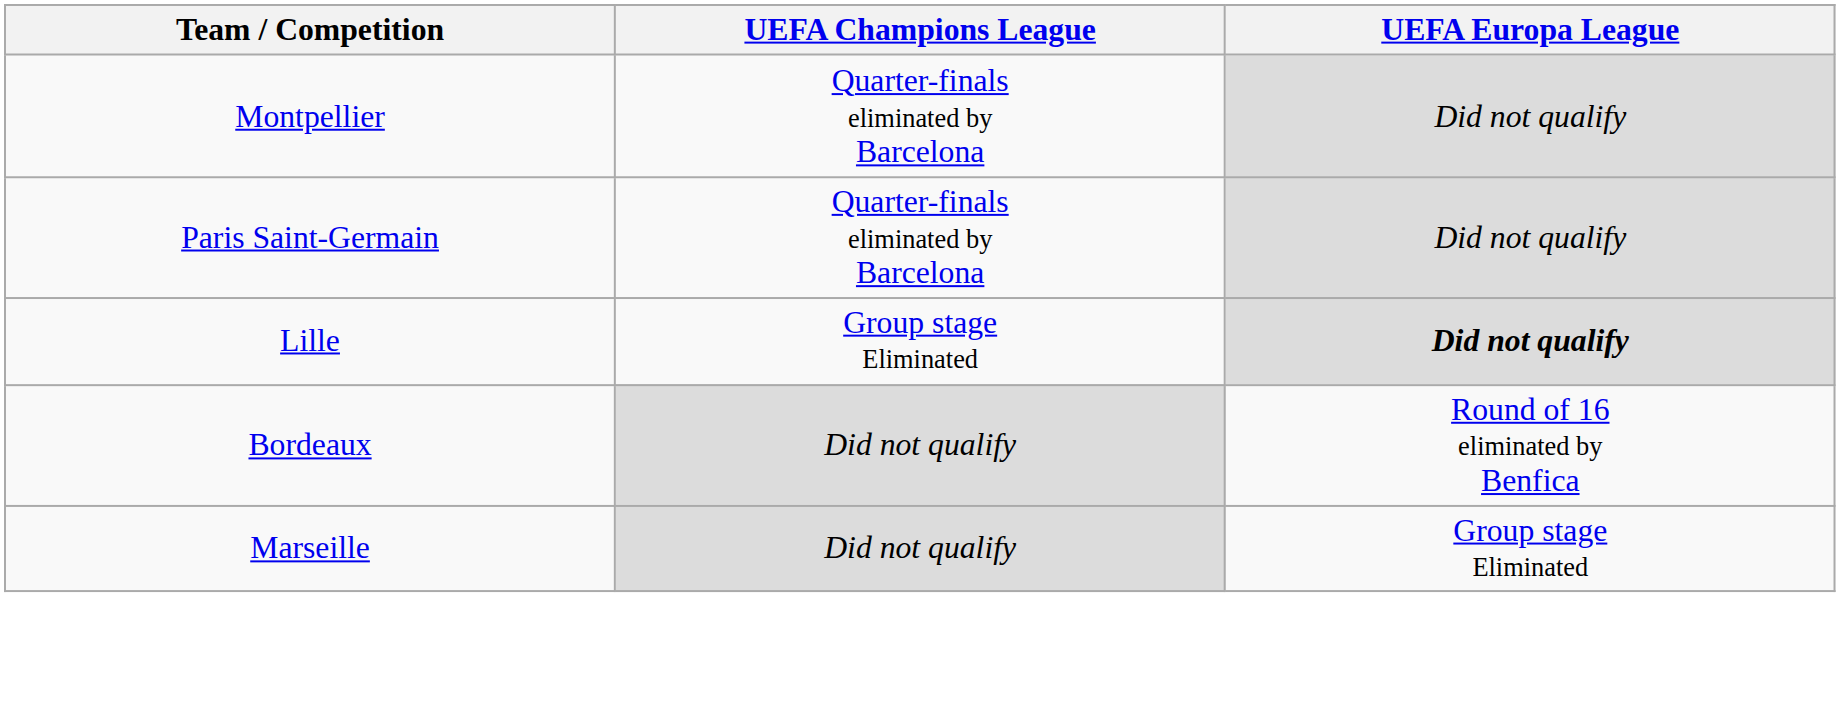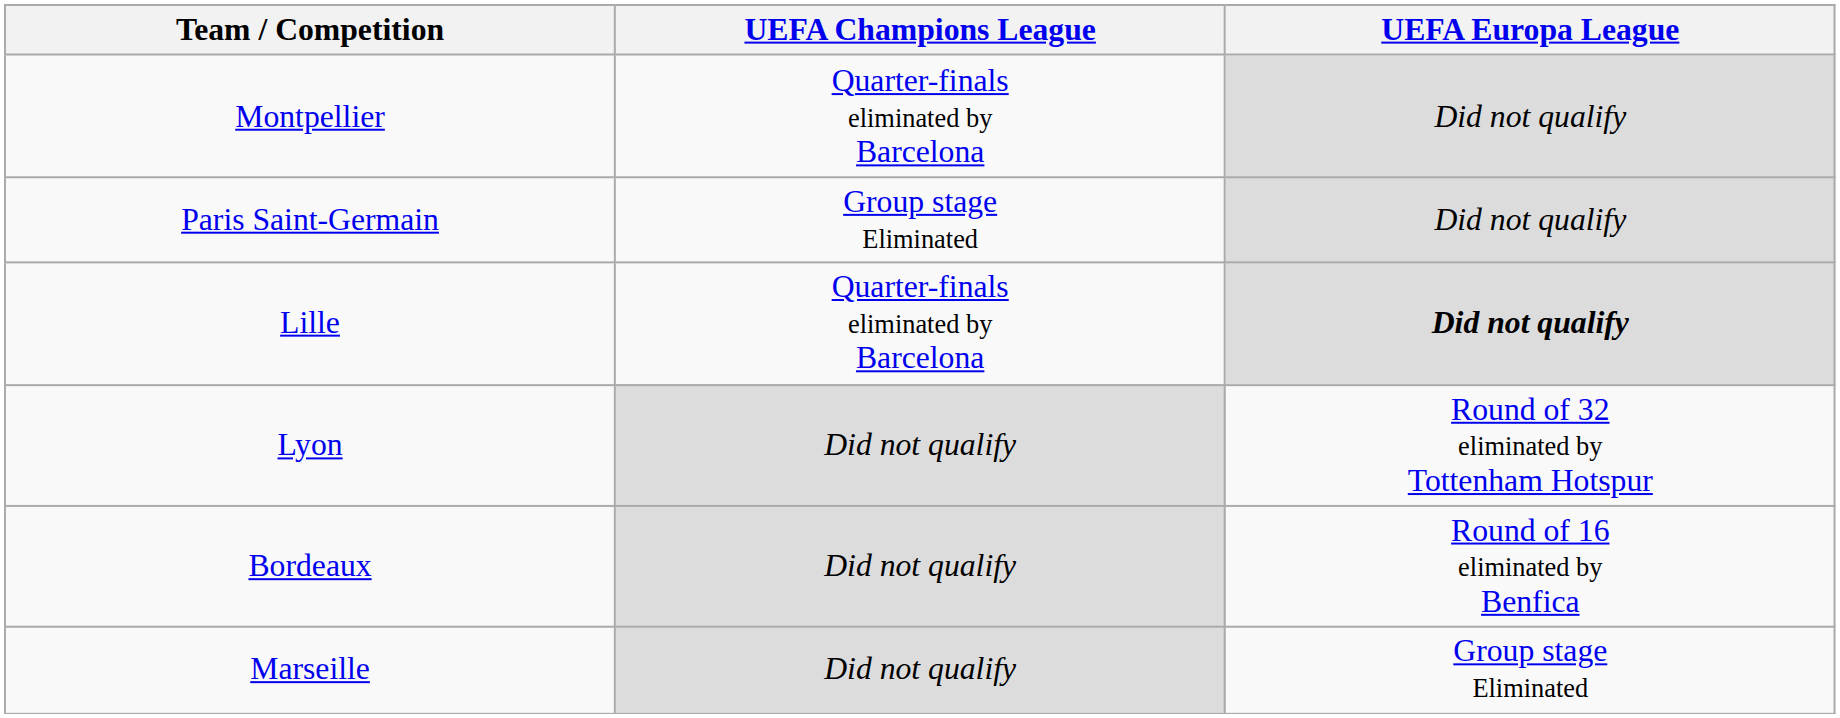(920, 237) Quarter-finals eliminated by Barcelona -> (920, 219) Group stage Eliminated
(920, 340) Group stage Eliminated -> (920, 322) Quarter-finals eliminated by Barcelona
+ row: (310, 444)
